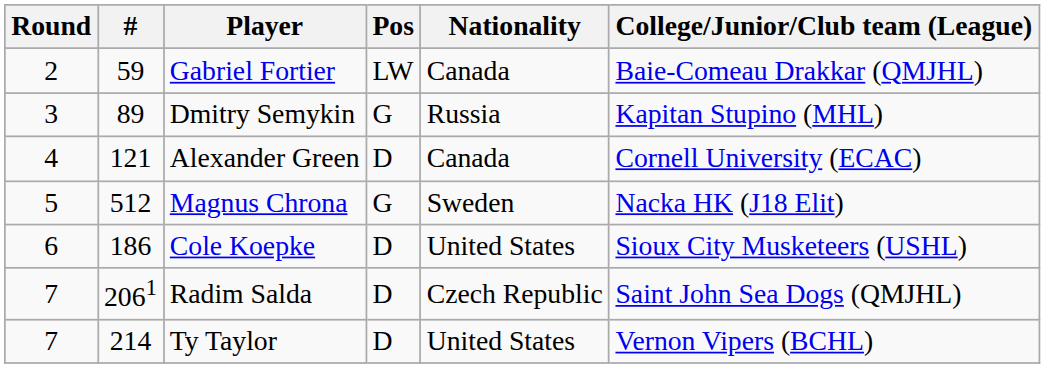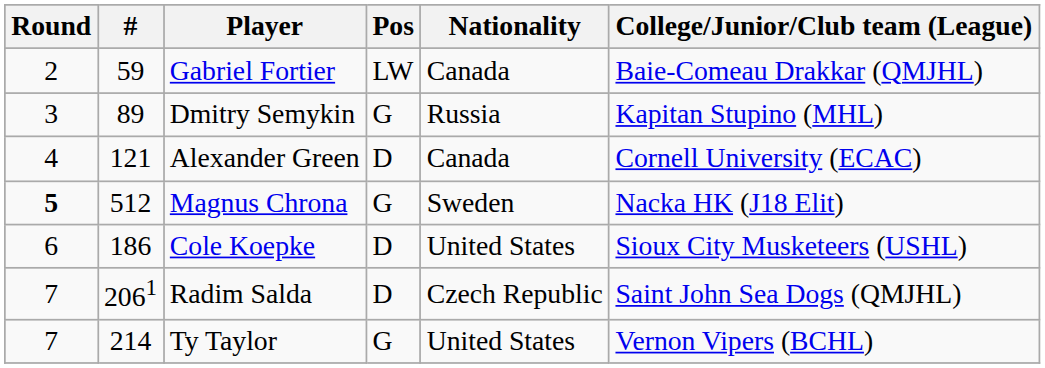(51, 202) normal -> (51, 202) bold
(382, 341) D -> (382, 341) G
